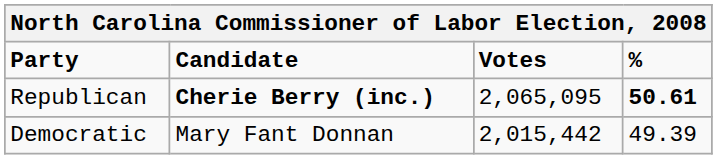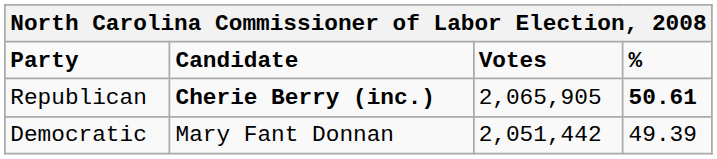(540, 98) 2,065,095 -> (540, 98) 2,065,905
(540, 135) 2,015,442 -> (540, 135) 2,051,442
